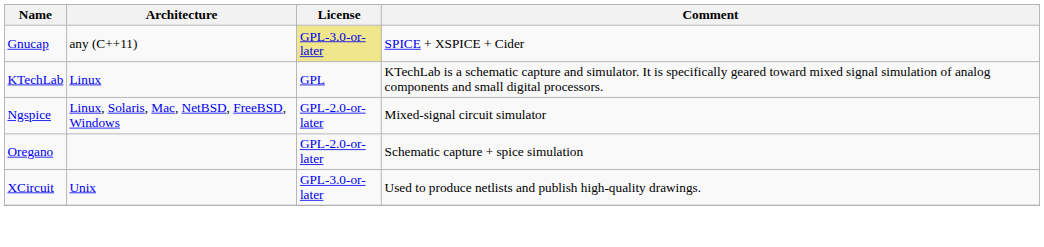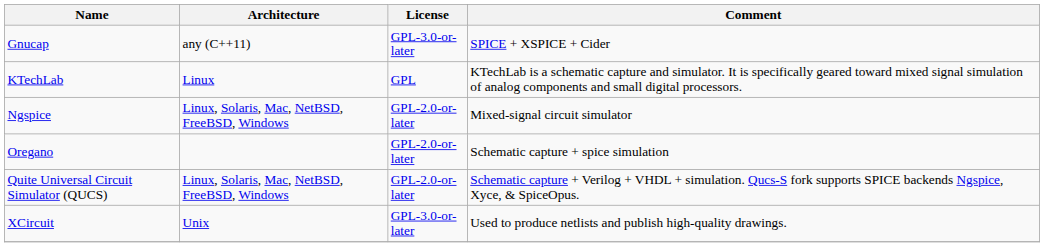(333, 43) khaki background -> (424, 43) no background
+ row: (70, 187)
